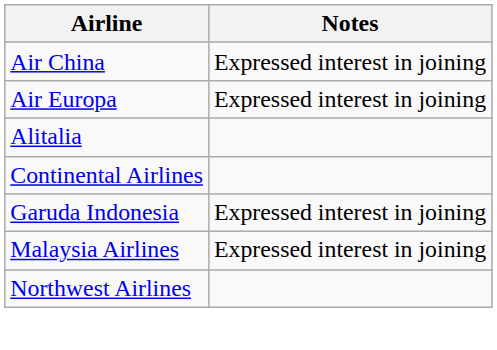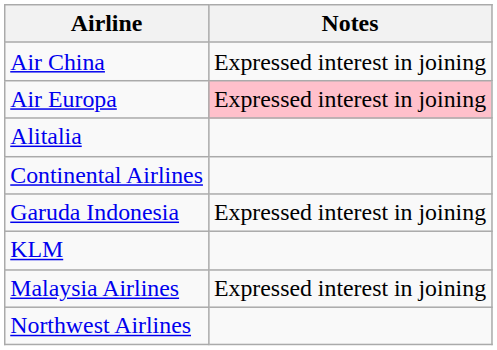(350, 99) no background -> (350, 99) pink background
+ row: (37, 250)
